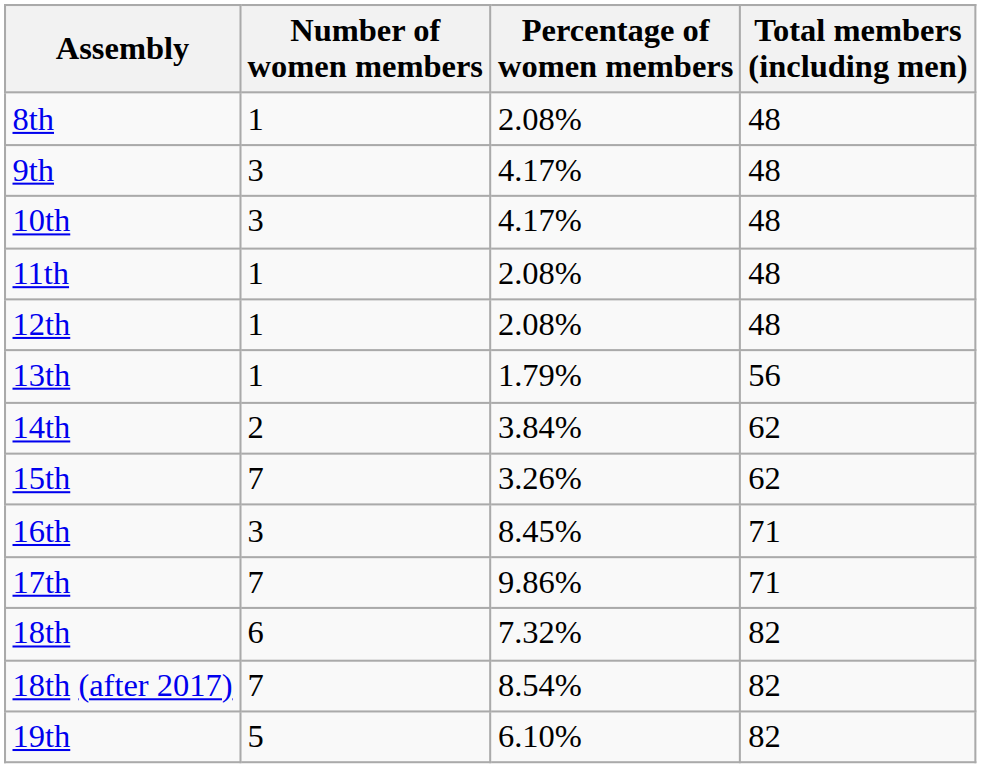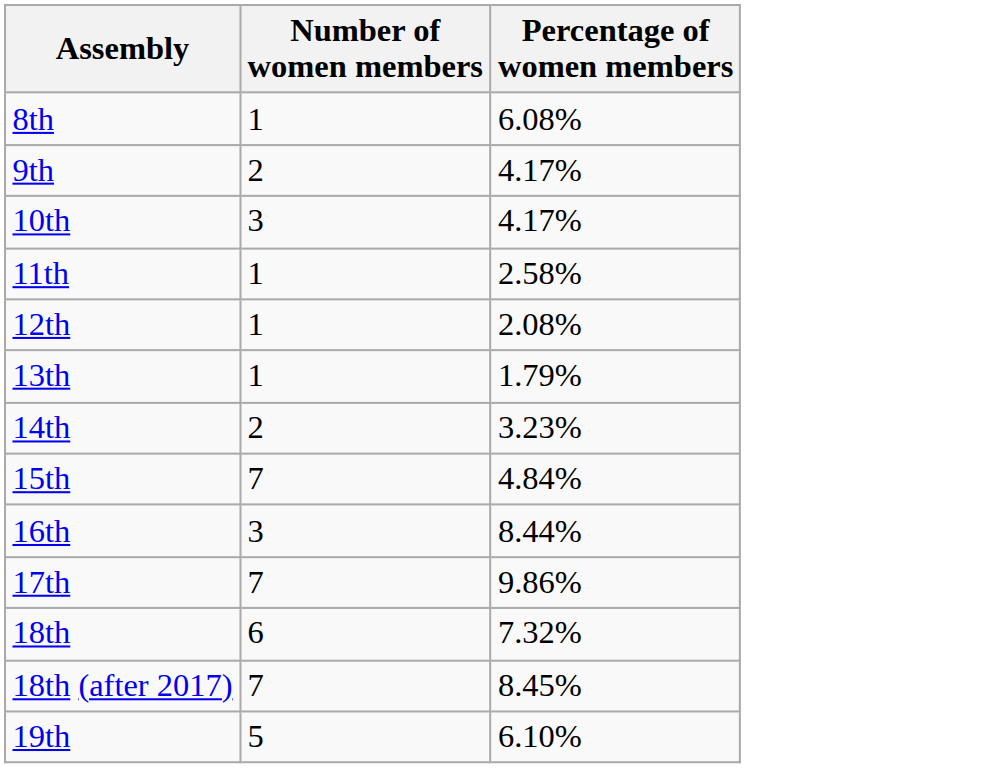- column: (858, 48)
(540, 118) 2.08% -> (540, 118) 6.08%
(256, 169) 3 -> (256, 169) 2
(540, 272) 2.08% -> (540, 272) 2.58%
(540, 427) 3.84% -> (540, 427) 3.23%
(540, 478) 3.26% -> (540, 478) 4.84%
(540, 530) 8.45% -> (540, 530) 8.44%
(540, 684) 8.54% -> (540, 684) 8.45%
